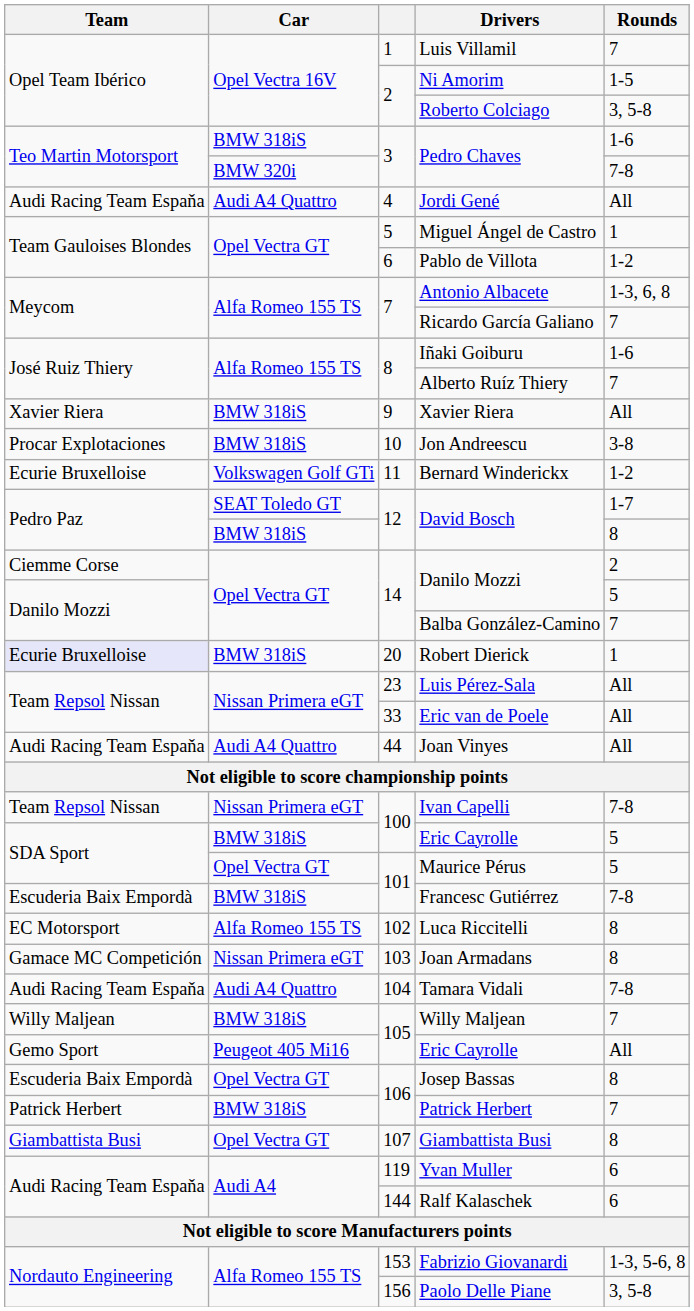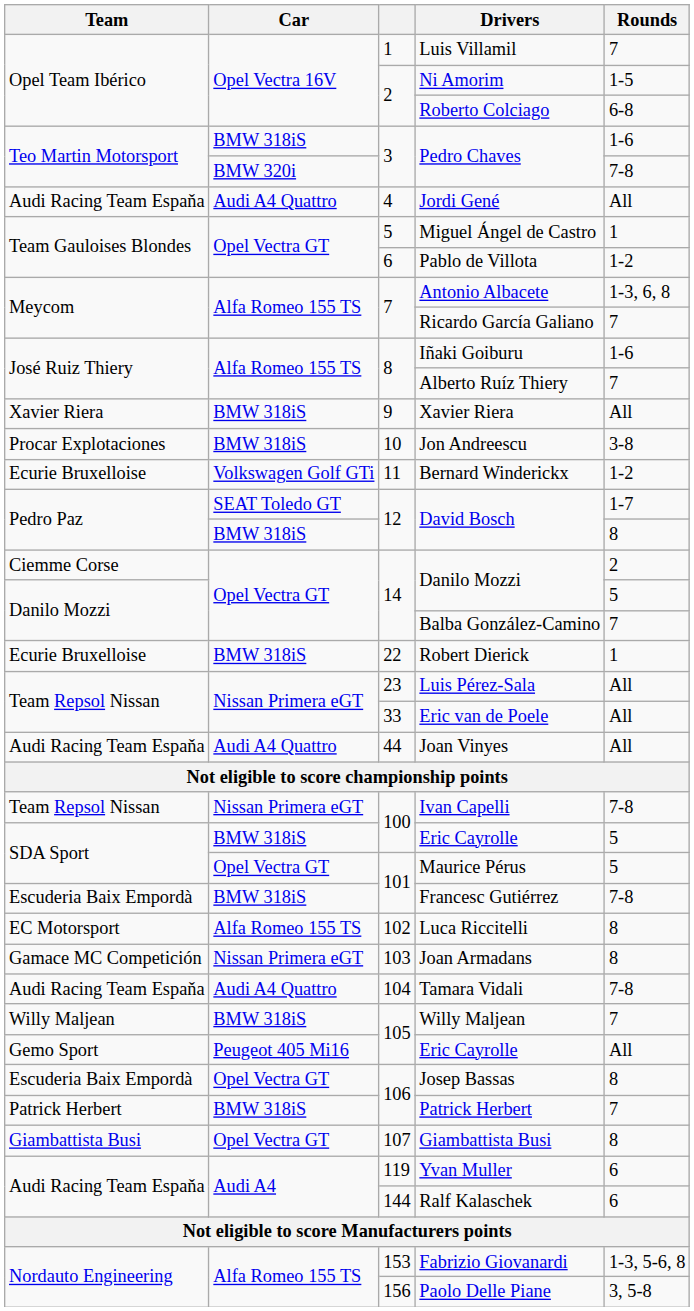(630, 110) 3, 5-8 -> (621, 110) 6-8
(78, 655) lavender background -> (78, 655) no background
(392, 655) 20 -> (392, 655) 22
